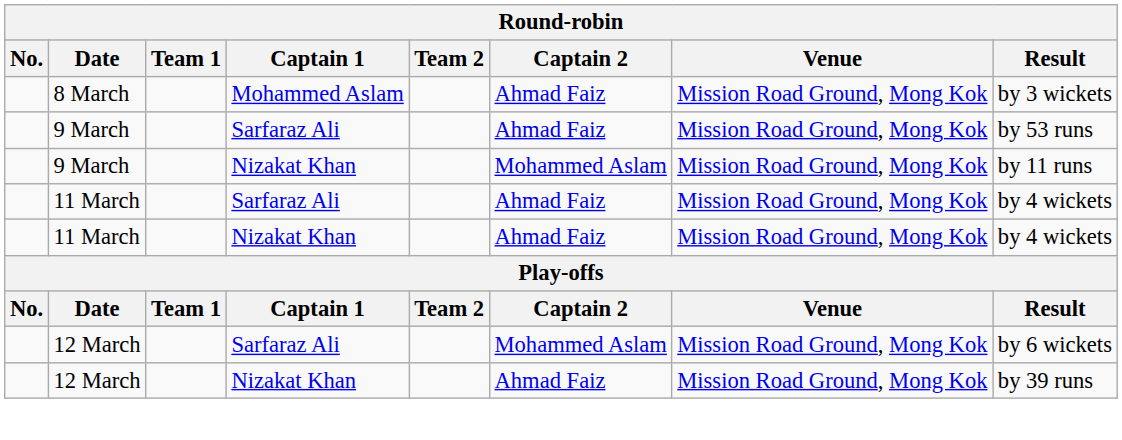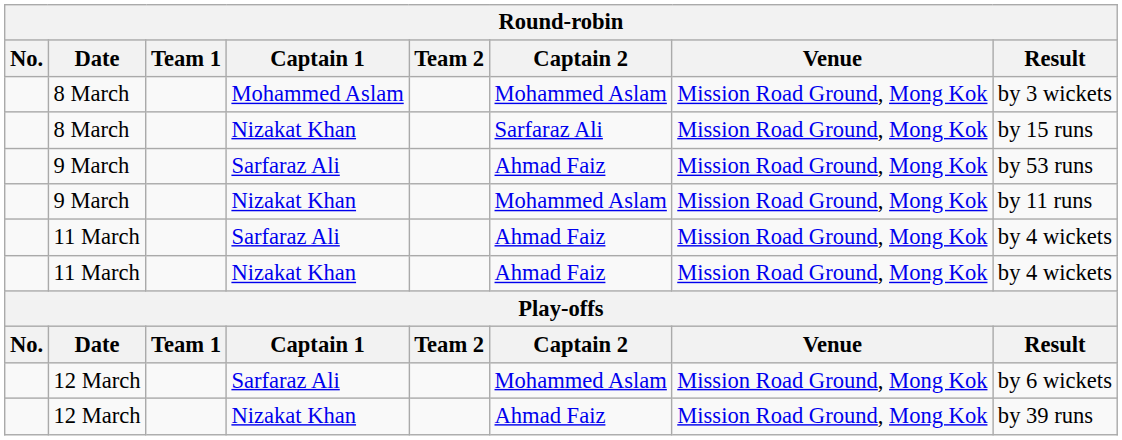(550, 93) Ahmad Faiz -> (581, 93) Mohammed Aslam
+ row: (91, 129)
